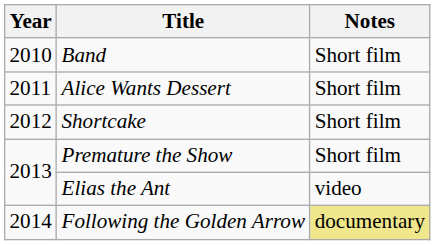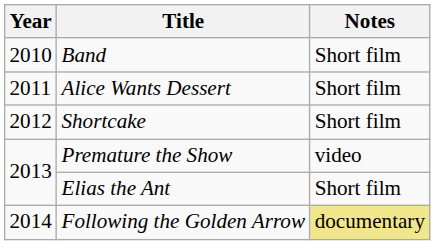(358, 155) Short film -> (338, 155) video
(338, 188) video -> (358, 188) Short film
